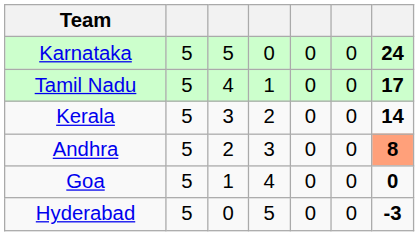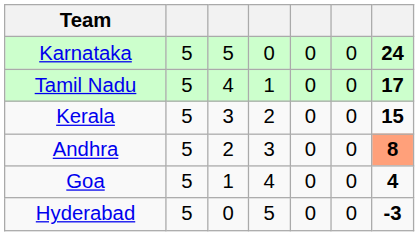(393, 117) 14 -> (393, 117) 15
(393, 181) 0 -> (393, 181) 4
